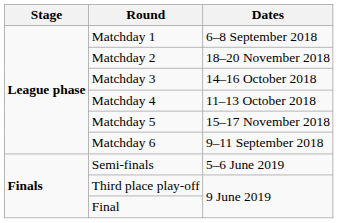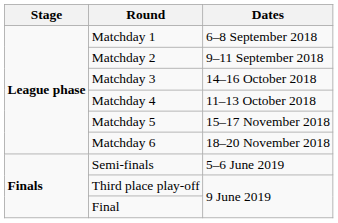(268, 57) 18–20 November 2018 -> (265, 57) 9–11 September 2018
(265, 143) 9–11 September 2018 -> (268, 143) 18–20 November 2018
